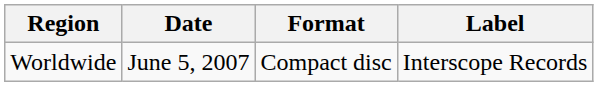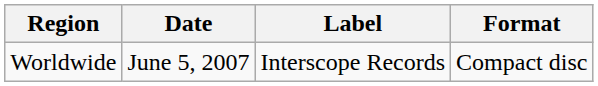columns swapped: (495, 23) <-> (326, 23)
